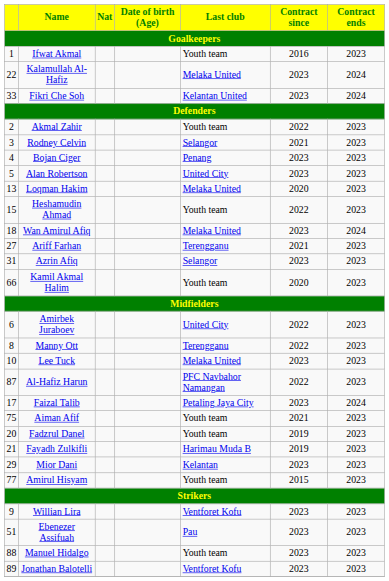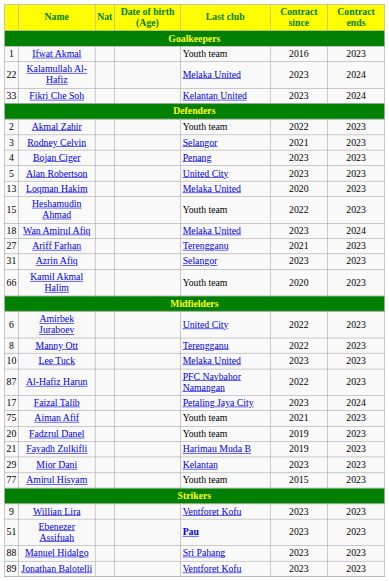(190, 532) normal -> (191, 532) bold
(205, 553) Youth team -> (204, 553) Sri Pahang
